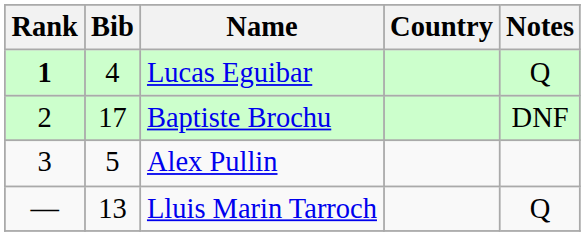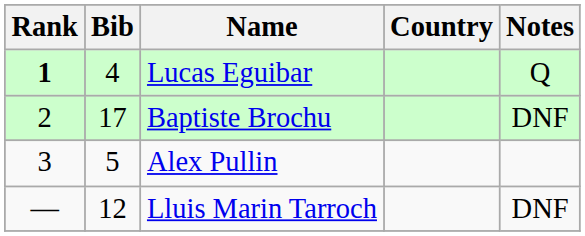(112, 207) 13 -> (112, 207) 12
(540, 207) Q -> (540, 207) DNF
